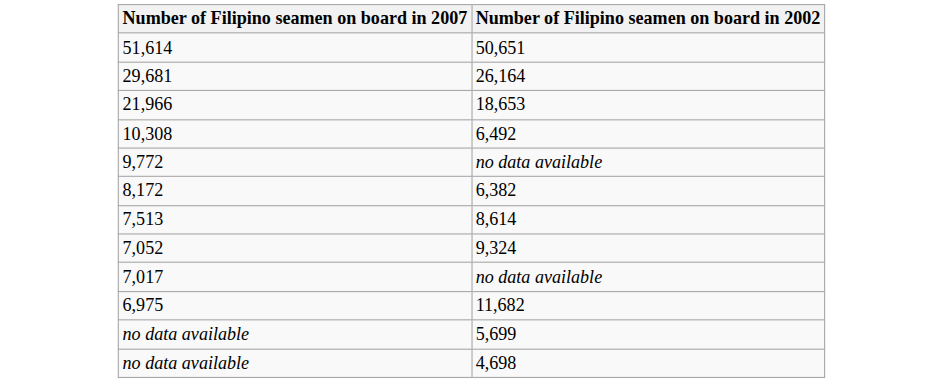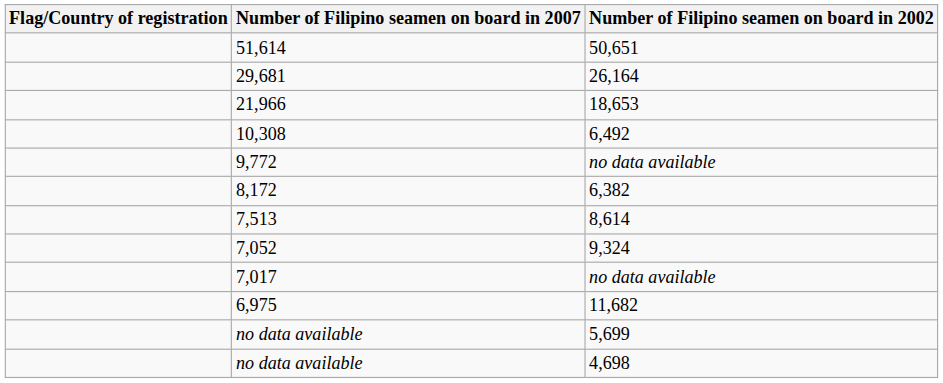+ column: (118, 18)
